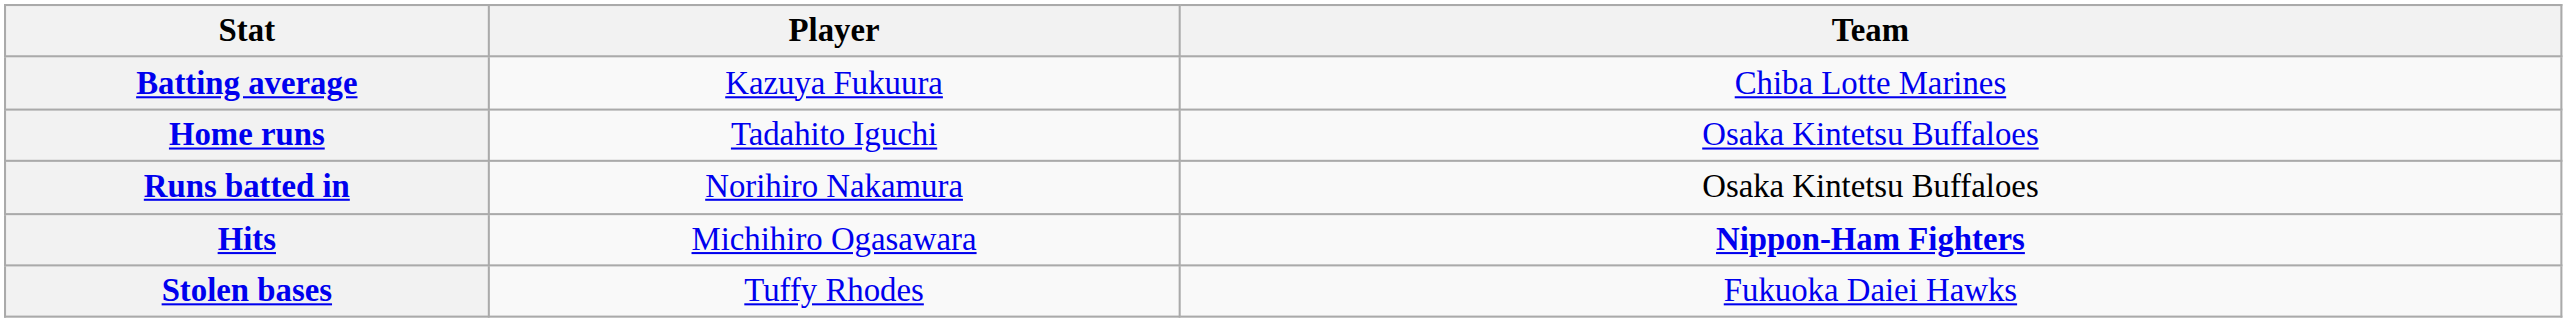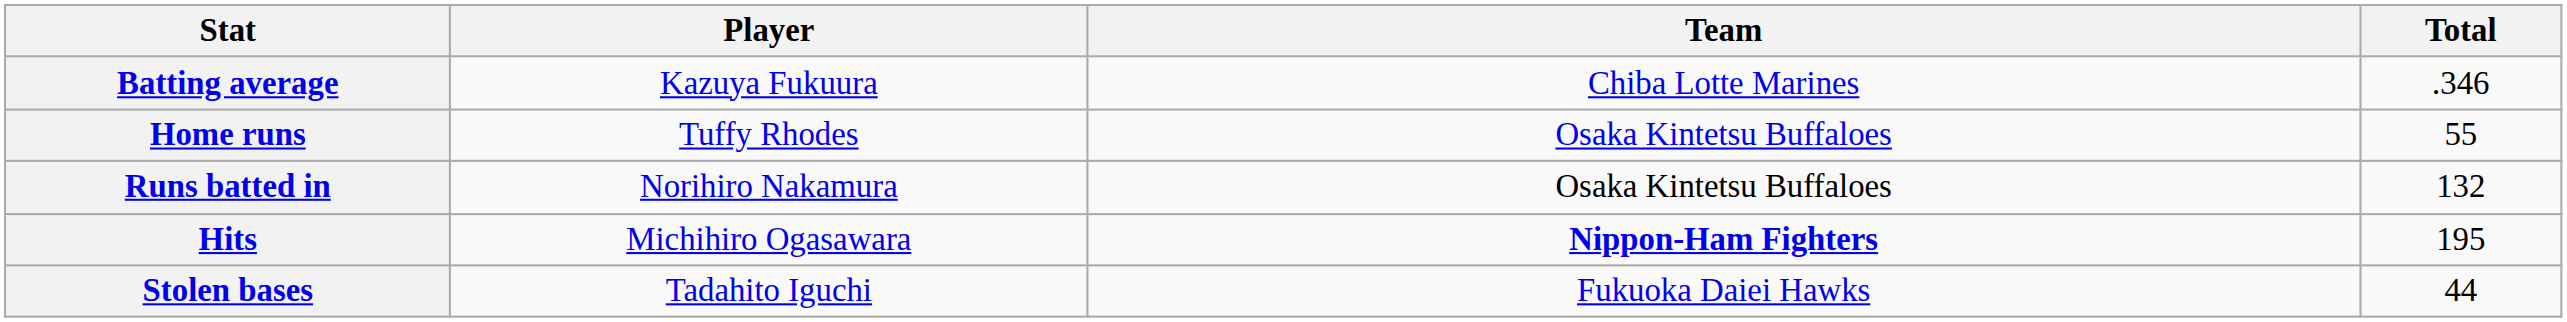+ column: (2461, 30)
(834, 134) Tadahito Iguchi -> (769, 134) Tuffy Rhodes
(834, 290) Tuffy Rhodes -> (769, 290) Tadahito Iguchi
